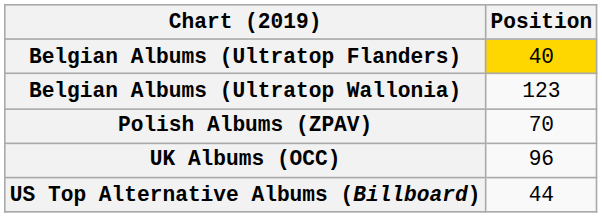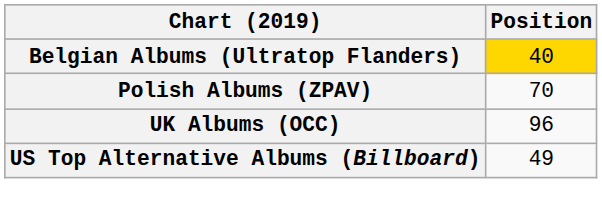- row: (245, 91)
(541, 195) 44 -> (541, 160) 49
